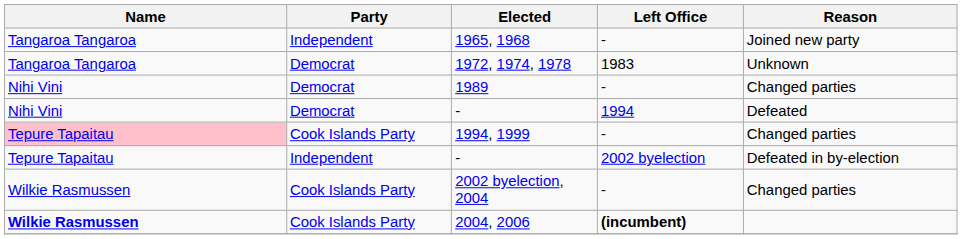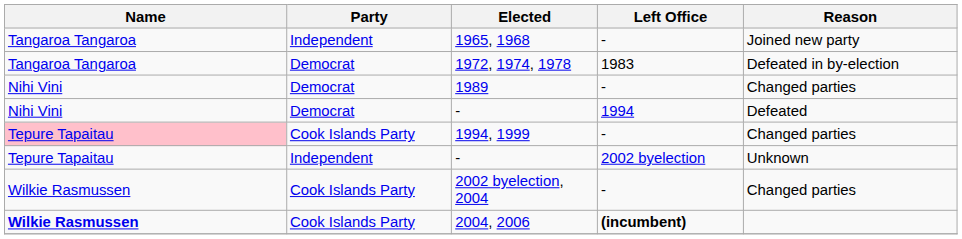(778, 64) Unknown -> (823, 64) Defeated in by-election
(823, 158) Defeated in by-election -> (778, 158) Unknown
